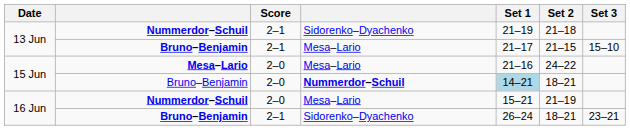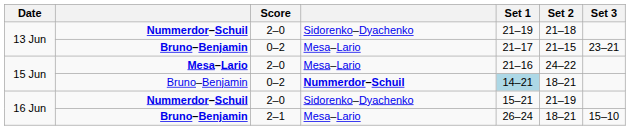(276, 31) 2–1 -> (276, 31) 2–0
(276, 48) 2–1 -> (276, 48) 0–2
(604, 48) 15–10 -> (604, 48) 23–21
(276, 83) 2–0 -> (276, 83) 0–2
(332, 100) Mesa–Lario -> (359, 100) Sidorenko–Dyachenko
(359, 117) Sidorenko–Dyachenko -> (332, 117) Mesa–Lario
(604, 117) 23–21 -> (604, 117) 15–10
